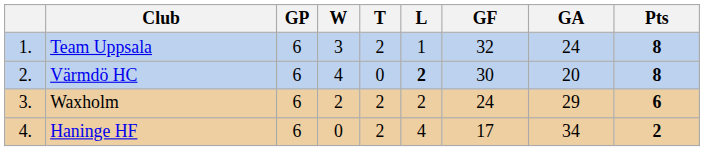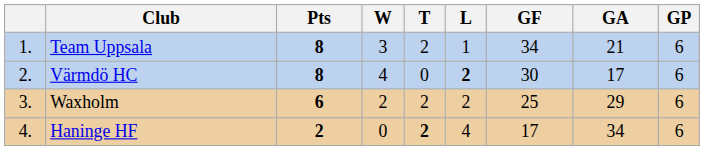columns swapped: (297, 18) <-> (657, 18)
(485, 46) 32 -> (530, 46) 34
(571, 46) 24 -> (615, 46) 21
(571, 74) 20 -> (615, 74) 17
(485, 103) 24 -> (530, 103) 25
(380, 131) normal -> (424, 131) bold
